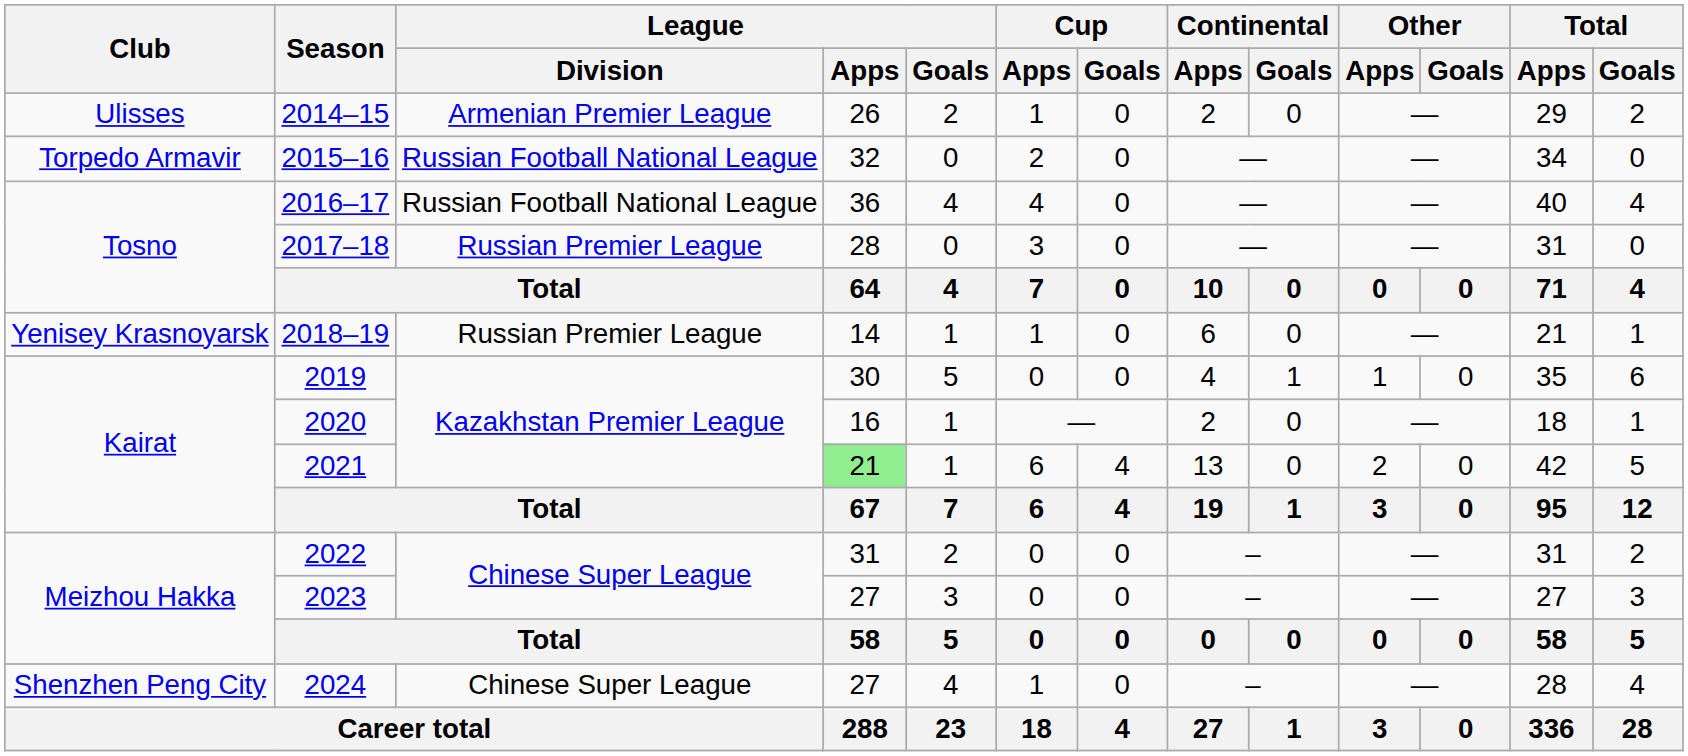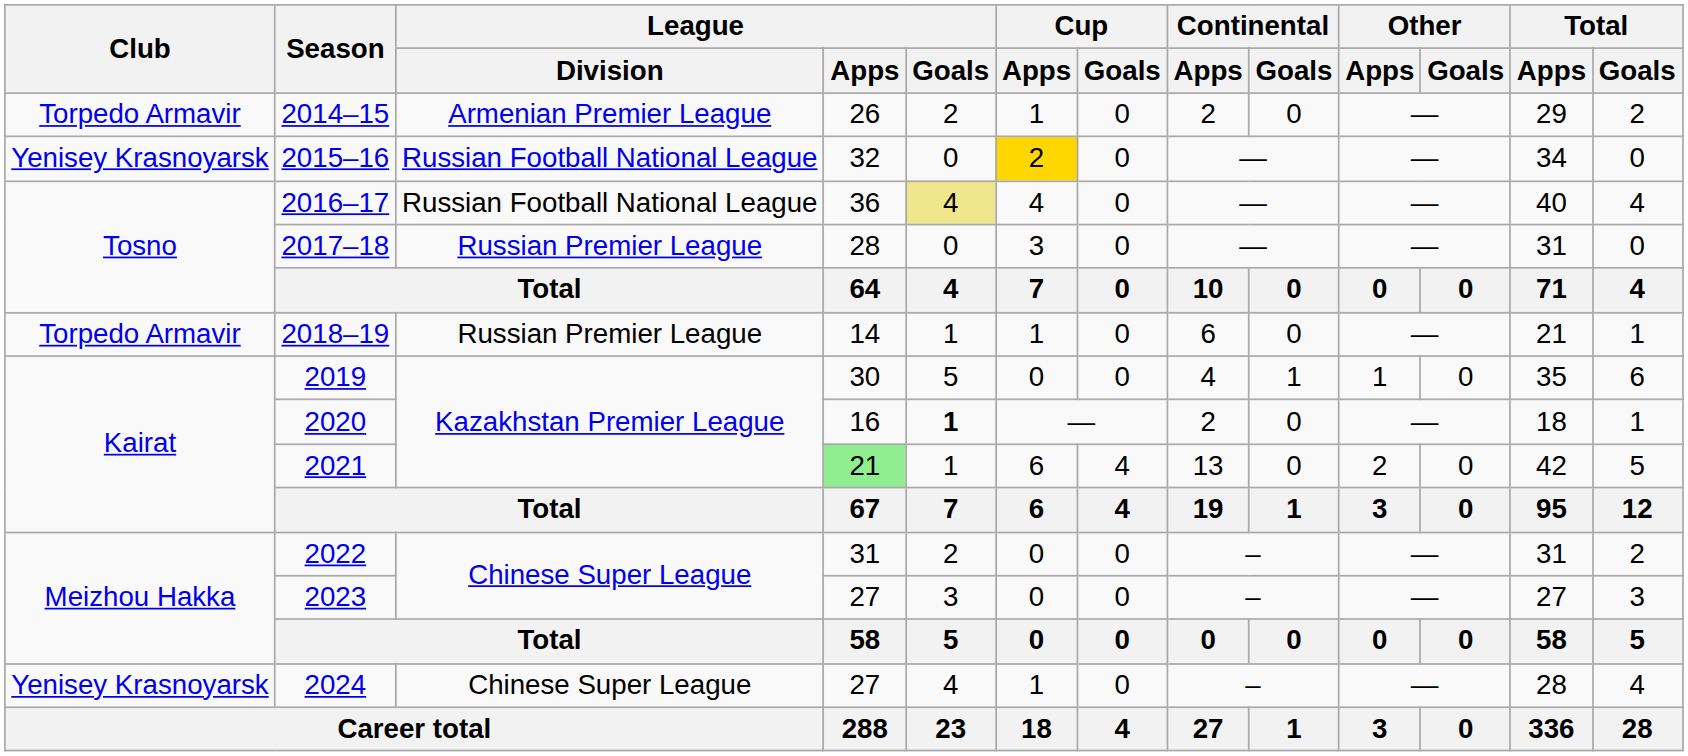(140, 114) Ulisses -> (140, 114) Torpedo Armavir
(140, 158) Torpedo Armavir -> (140, 158) Yenisey Krasnoyarsk
(1036, 158) no background -> (1036, 158) gold background
(951, 202) no background -> (951, 202) khaki background
(140, 333) Yenisey Krasnoyarsk -> (140, 333) Torpedo Armavir
(951, 421) normal -> (951, 421) bold
(140, 684) Shenzhen Peng City -> (140, 684) Yenisey Krasnoyarsk
